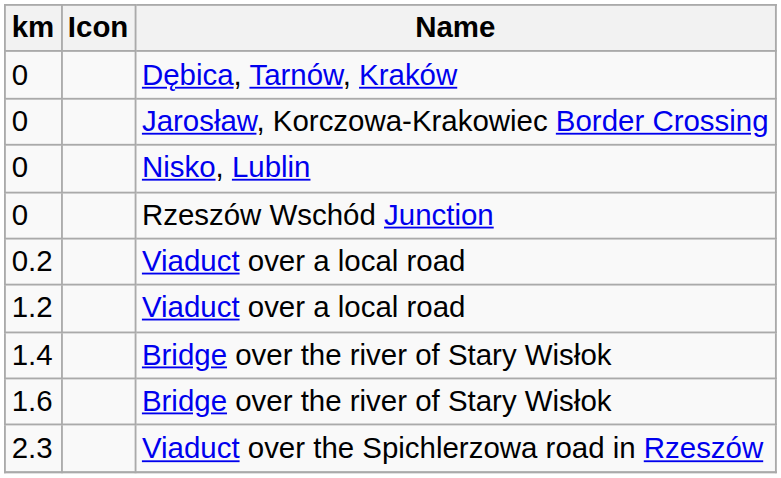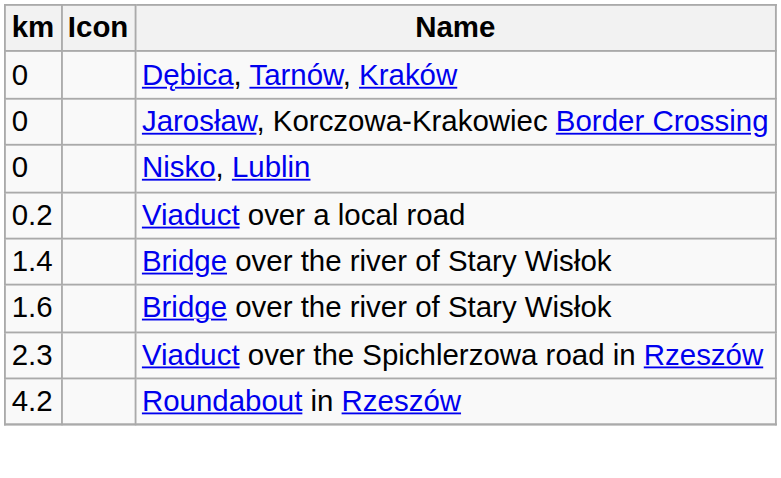- row: (20, 214)
- row: (32, 307)
+ row: (32, 401)
